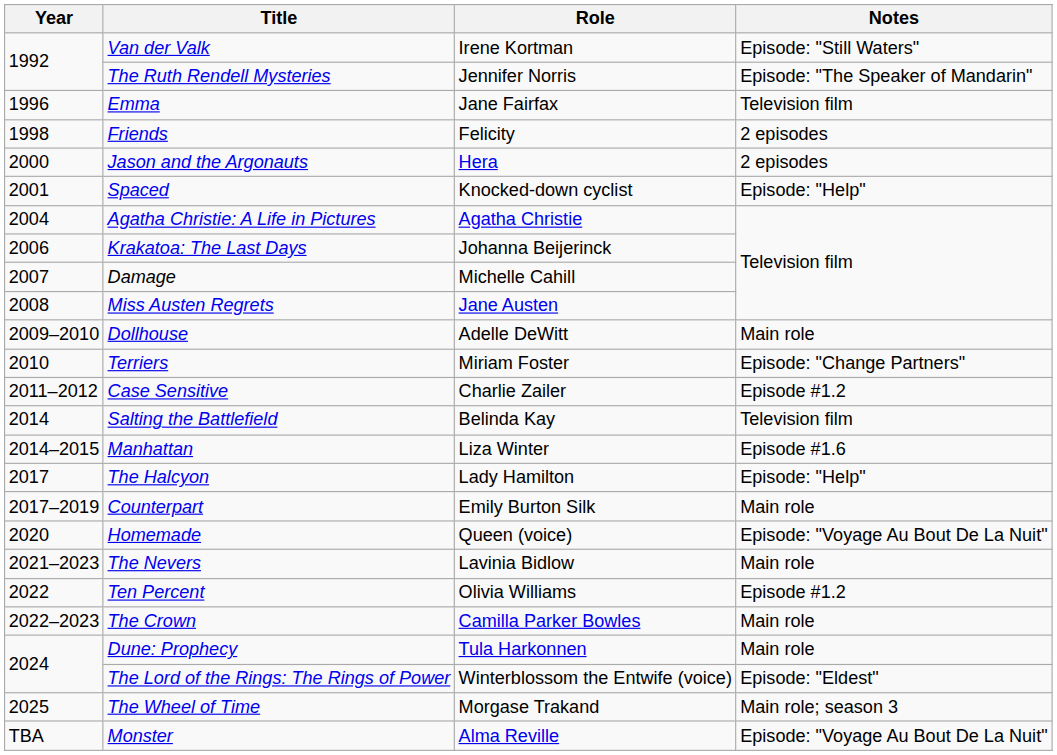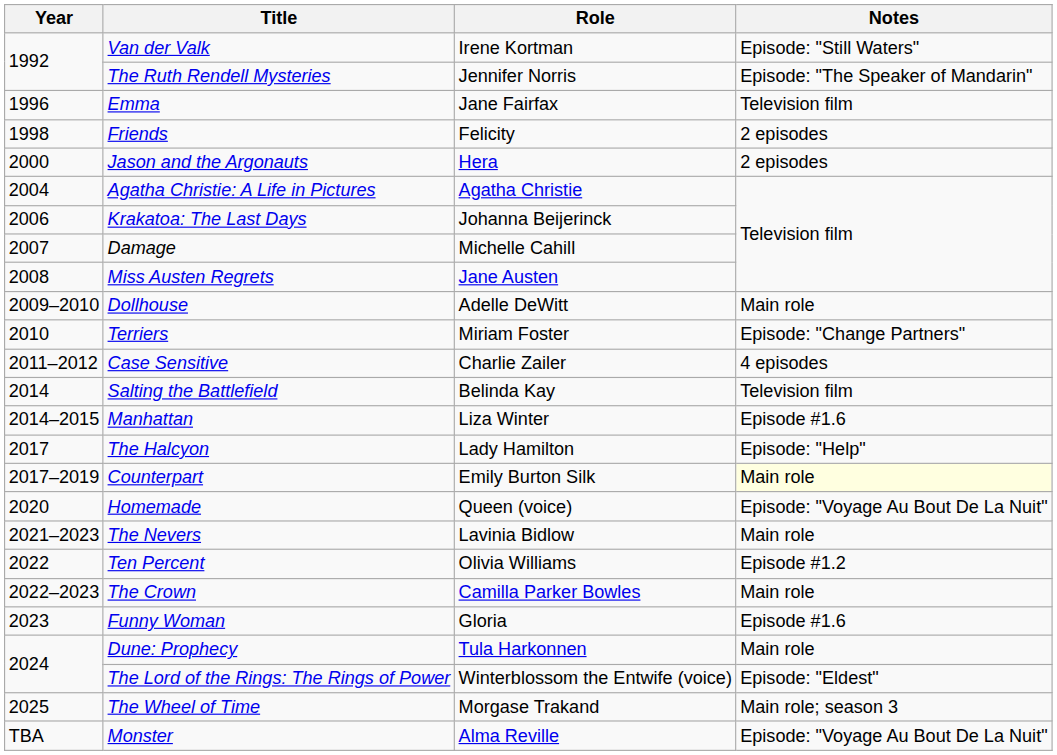- row: (138, 190)
(793, 391) Episode #1.2 -> (784, 362) 4 episodes
(777, 506) no background -> (777, 477) lightyellow background
+ row: (166, 620)
